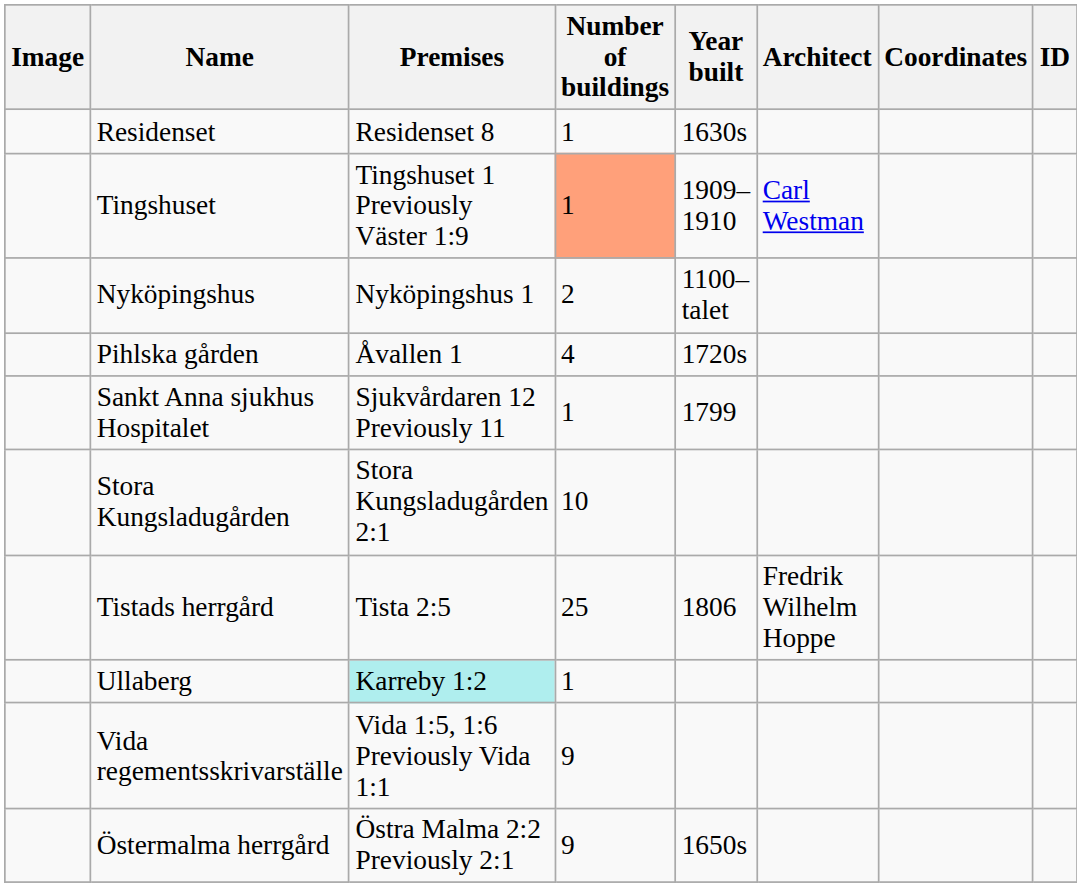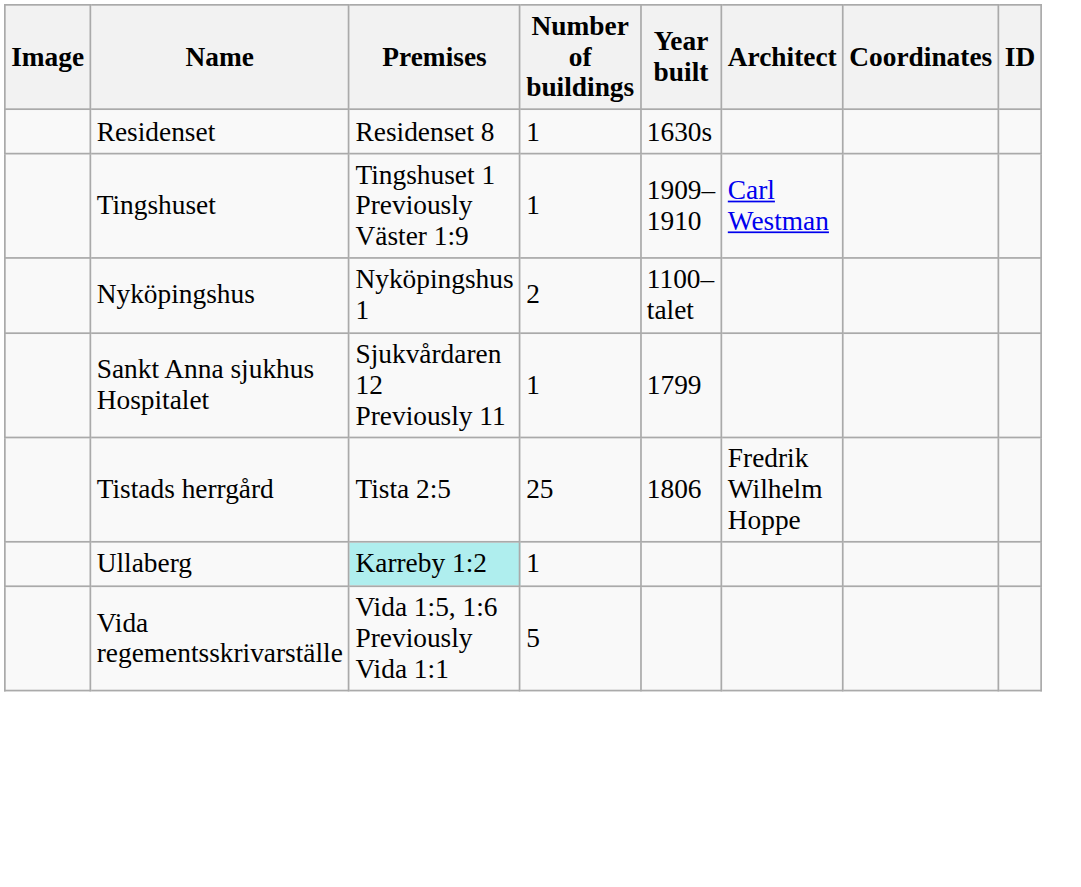(568, 205) lightsalmon background -> (533, 205) no background
- row: (178, 353)
- row: (193, 502)
(568, 755) 9 -> (533, 637) 5
- row: (213, 844)
